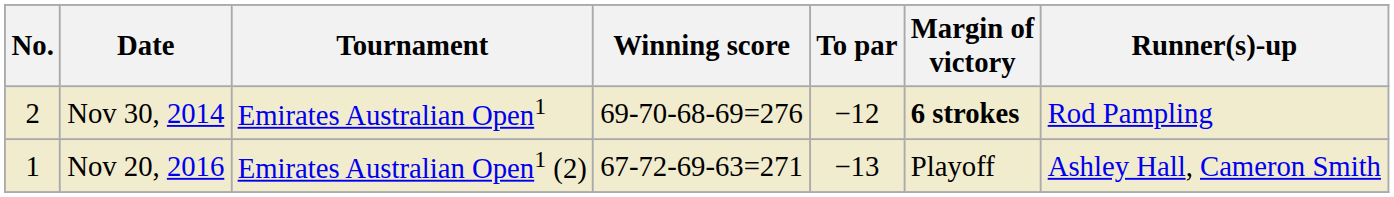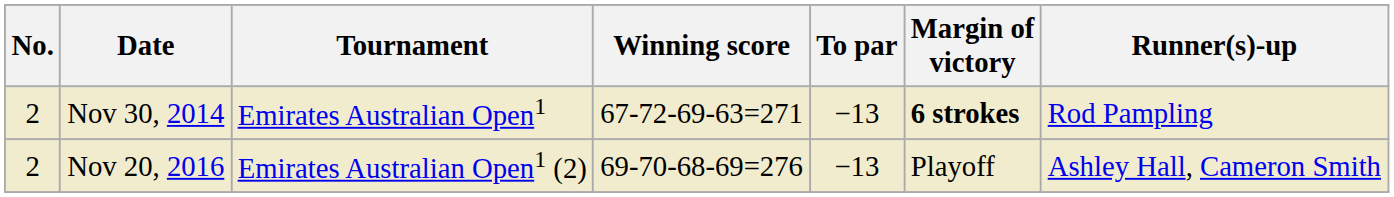(702, 112) 69-70-68-69=276 -> (702, 112) 67-72-69-63=271
(857, 112) −12 -> (857, 112) −13
(33, 165) 1 -> (33, 165) 2
(702, 165) 67-72-69-63=271 -> (702, 165) 69-70-68-69=276
